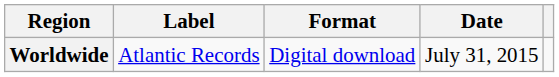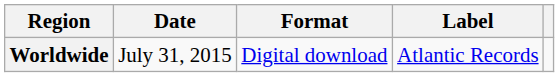columns swapped: (482, 21) <-> (189, 21)
